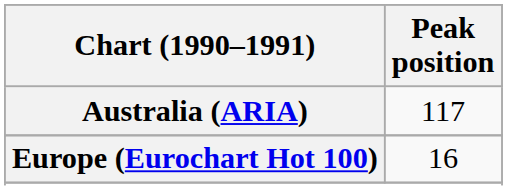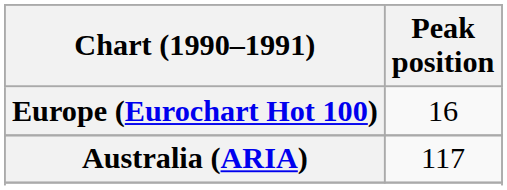rows swapped: (195, 110) <-> (195, 158)
